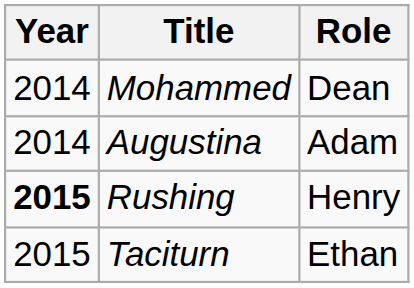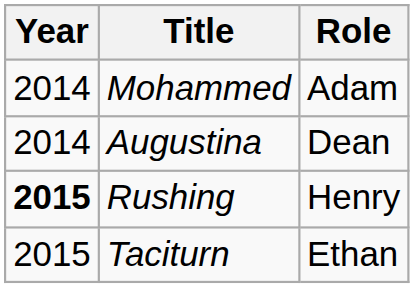(349, 87) Dean -> (353, 87) Adam
(353, 142) Adam -> (349, 142) Dean
